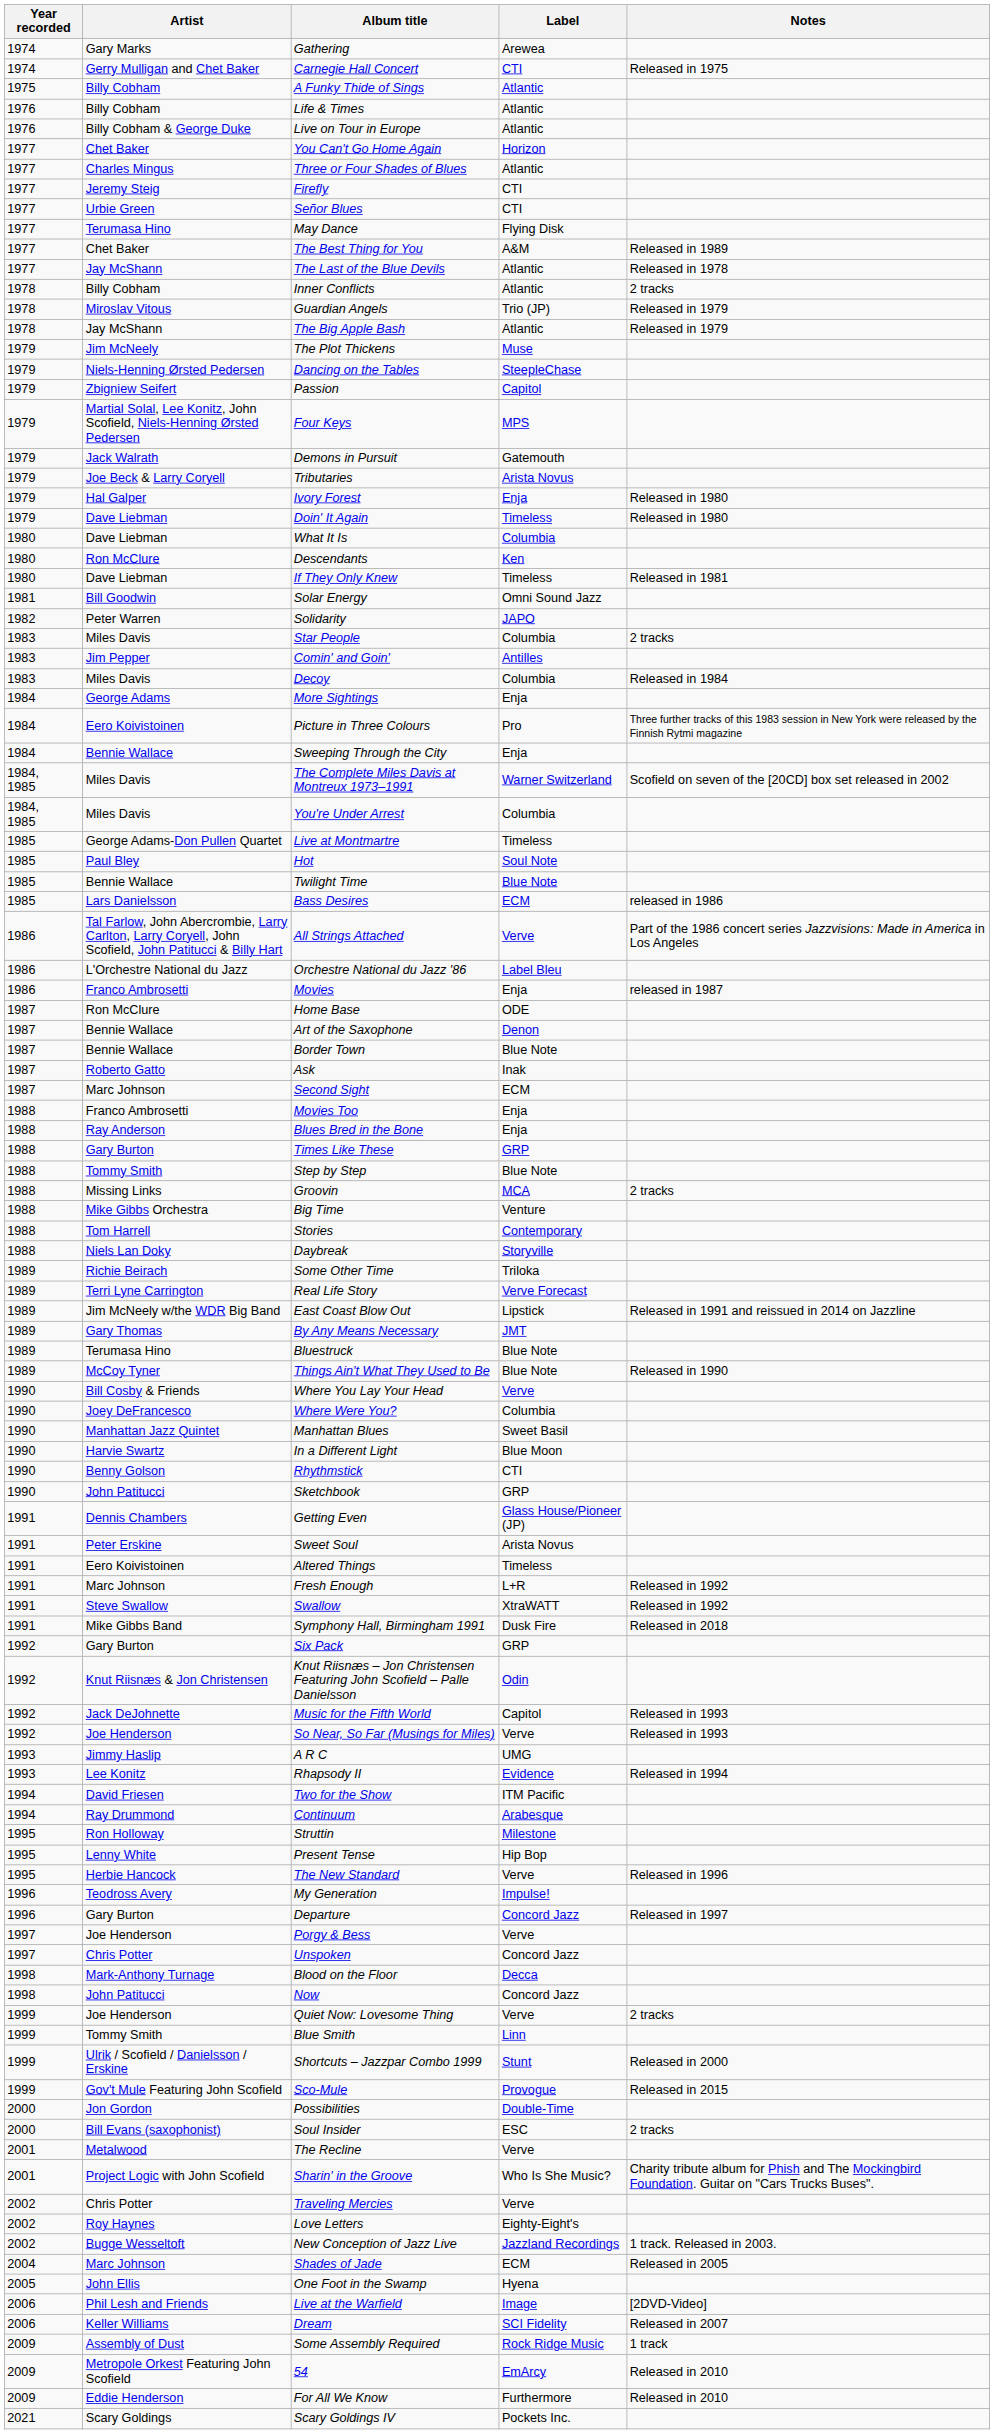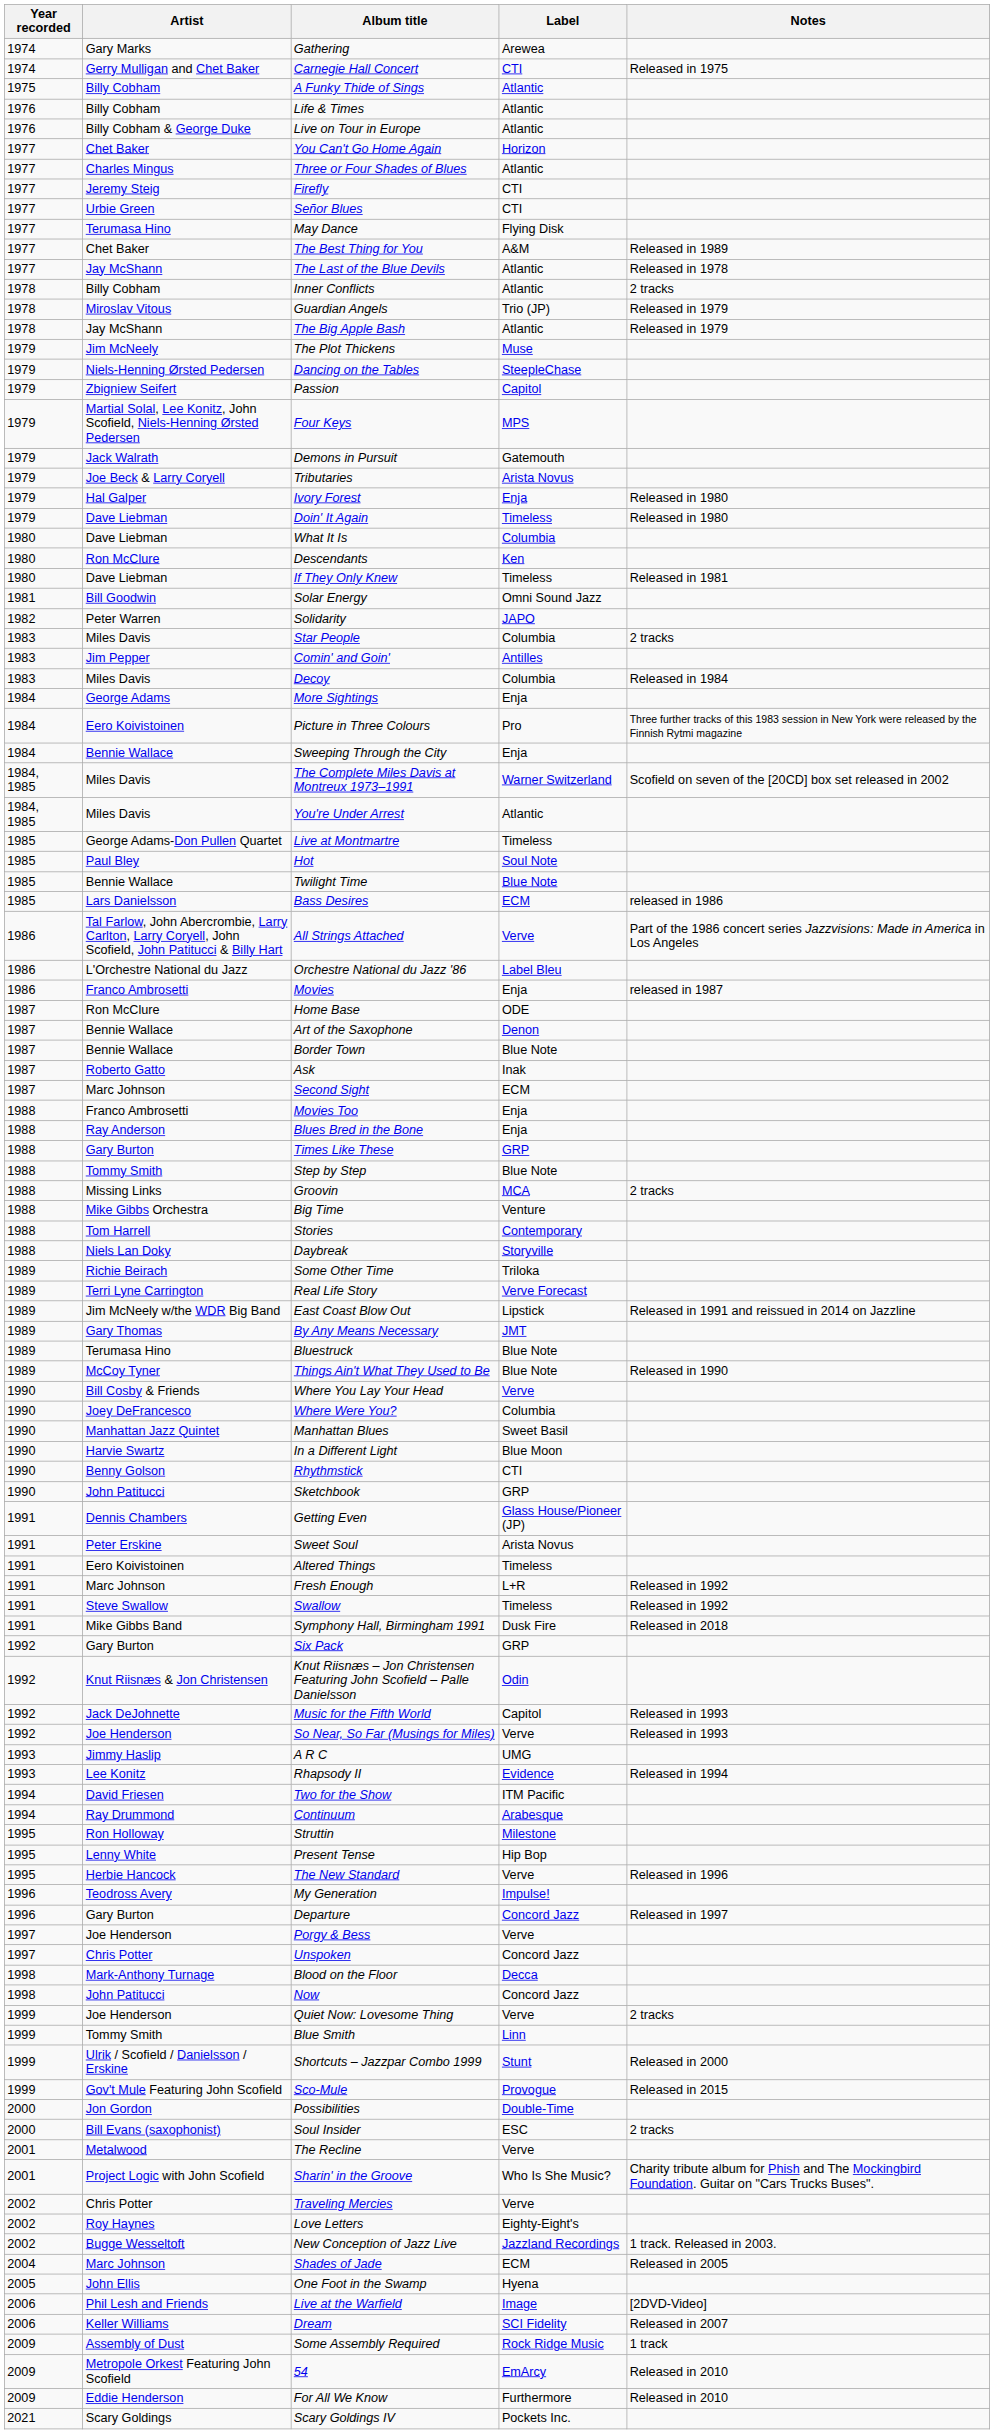(529, 814) Columbia -> (523, 814) Atlantic
(531, 1605) XtraWATT -> (527, 1605) Timeless
